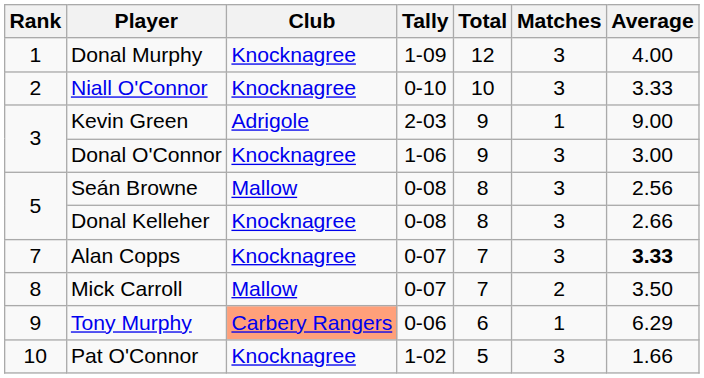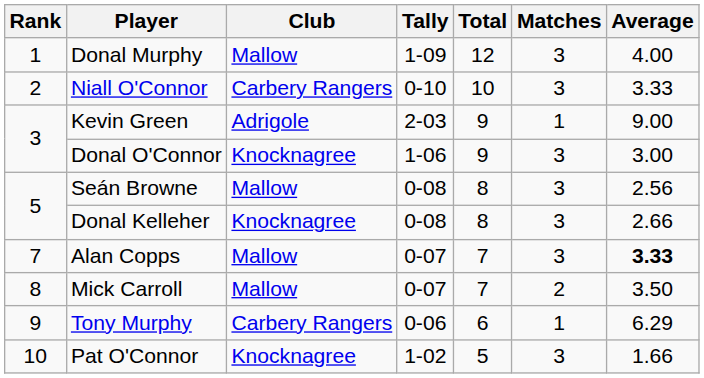(294, 54) Knocknagree -> (264, 54) Mallow
(294, 88) Knocknagree -> (312, 88) Carbery Rangers
(294, 255) Knocknagree -> (264, 255) Mallow
(312, 322) lightsalmon background -> (312, 322) no background
